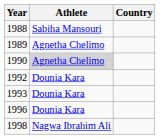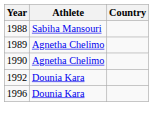(68, 61) lightgrey background -> (68, 61) no background
- row: (17, 93)
- row: (17, 126)
